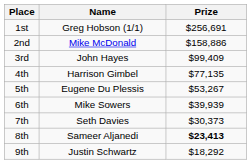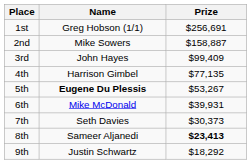(103, 43) Mike McDonald -> (103, 43) Mike Sowers
(206, 43) $158,886 -> (206, 43) $158,887
(103, 89) normal -> (103, 89) bold
(103, 105) Mike Sowers -> (103, 105) Mike McDonald
(206, 105) $39,939 -> (206, 105) $39,931
